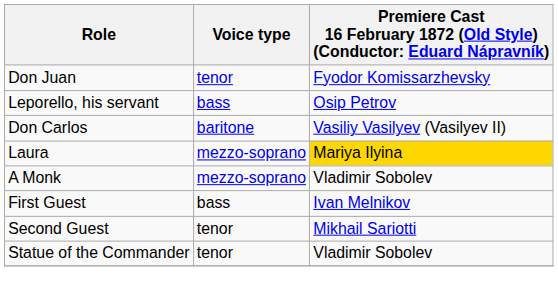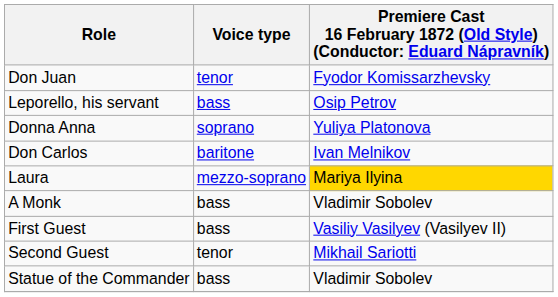+ row: (52, 128)
(410, 128) Vasiliy Vasilyev (Vasilyev II) -> (362, 153) Ivan Melnikov
(251, 178) mezzo-soprano -> (214, 203) bass
(362, 203) Ivan Melnikov -> (410, 228) Vasiliy Vasilyev (Vasilyev II)
(215, 253) tenor -> (214, 278) bass
